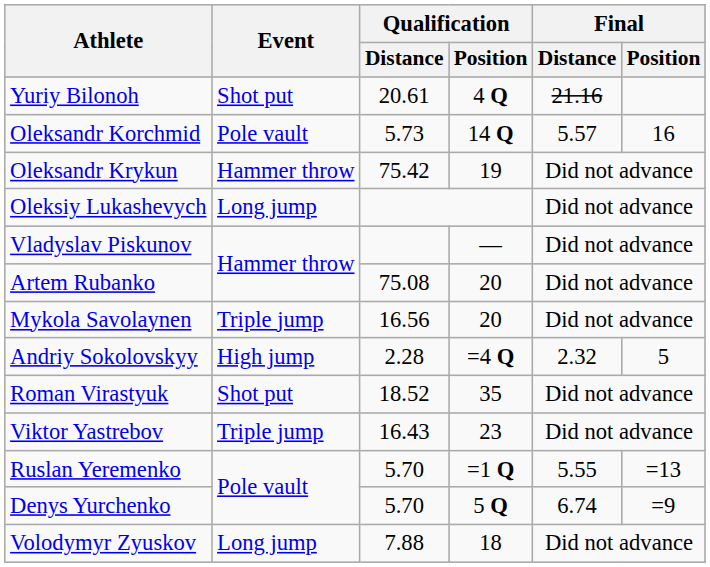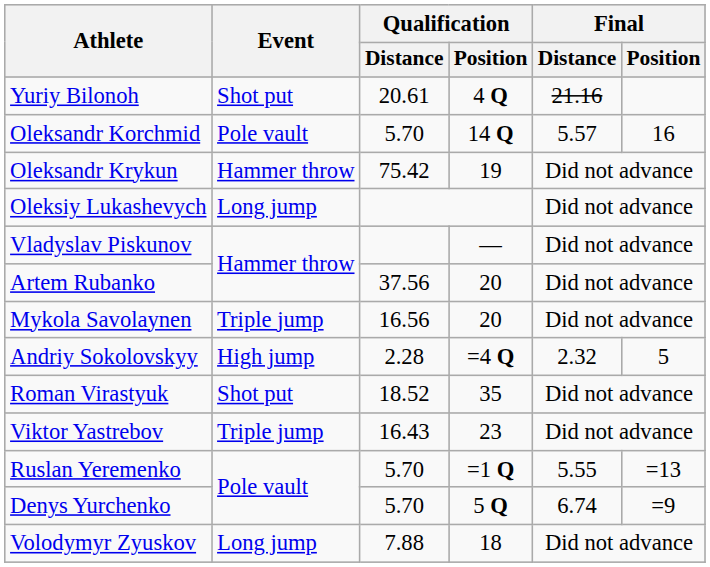(404, 133) 5.73 -> (404, 133) 5.70
(404, 282) 75.08 -> (404, 282) 37.56
